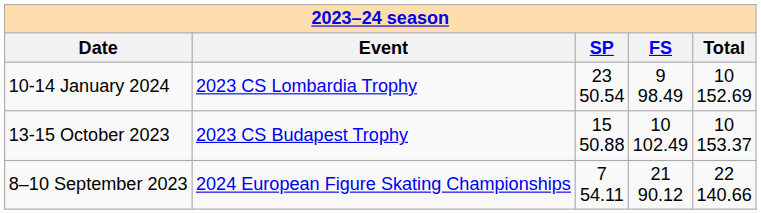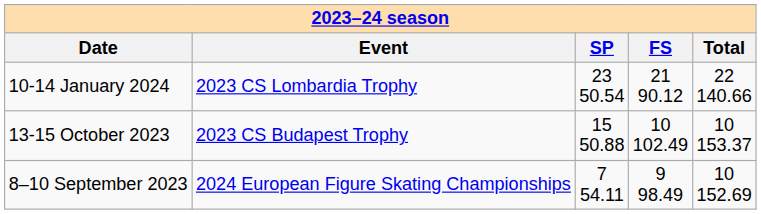(660, 86) 9 98.49 -> (660, 86) 21 90.12
(724, 86) 10 152.69 -> (724, 86) 22 140.66
(660, 184) 21 90.12 -> (660, 184) 9 98.49
(724, 184) 22 140.66 -> (724, 184) 10 152.69
